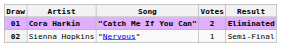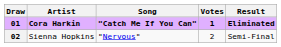(212, 23) 2 -> (212, 23) 1
(212, 36) 1 -> (212, 36) 2
